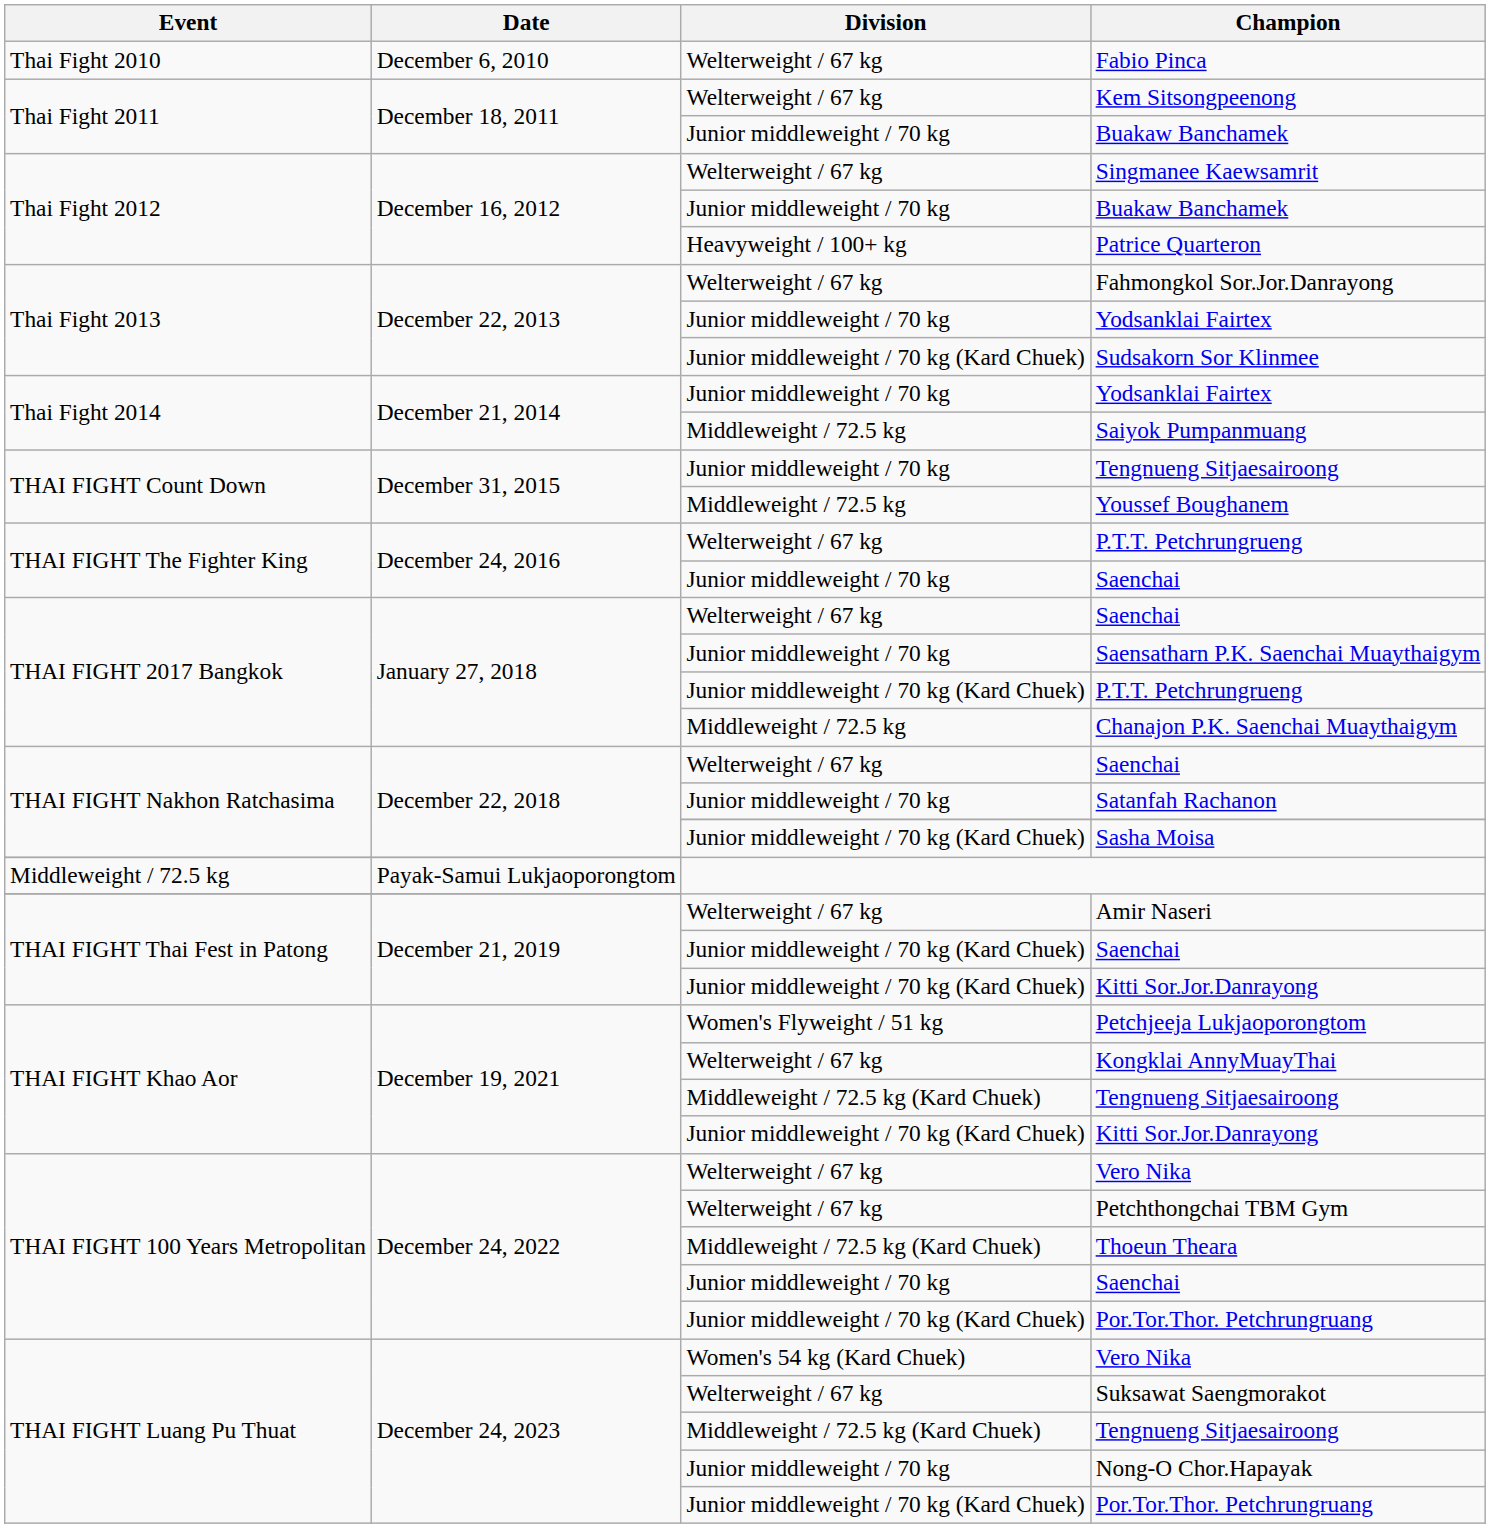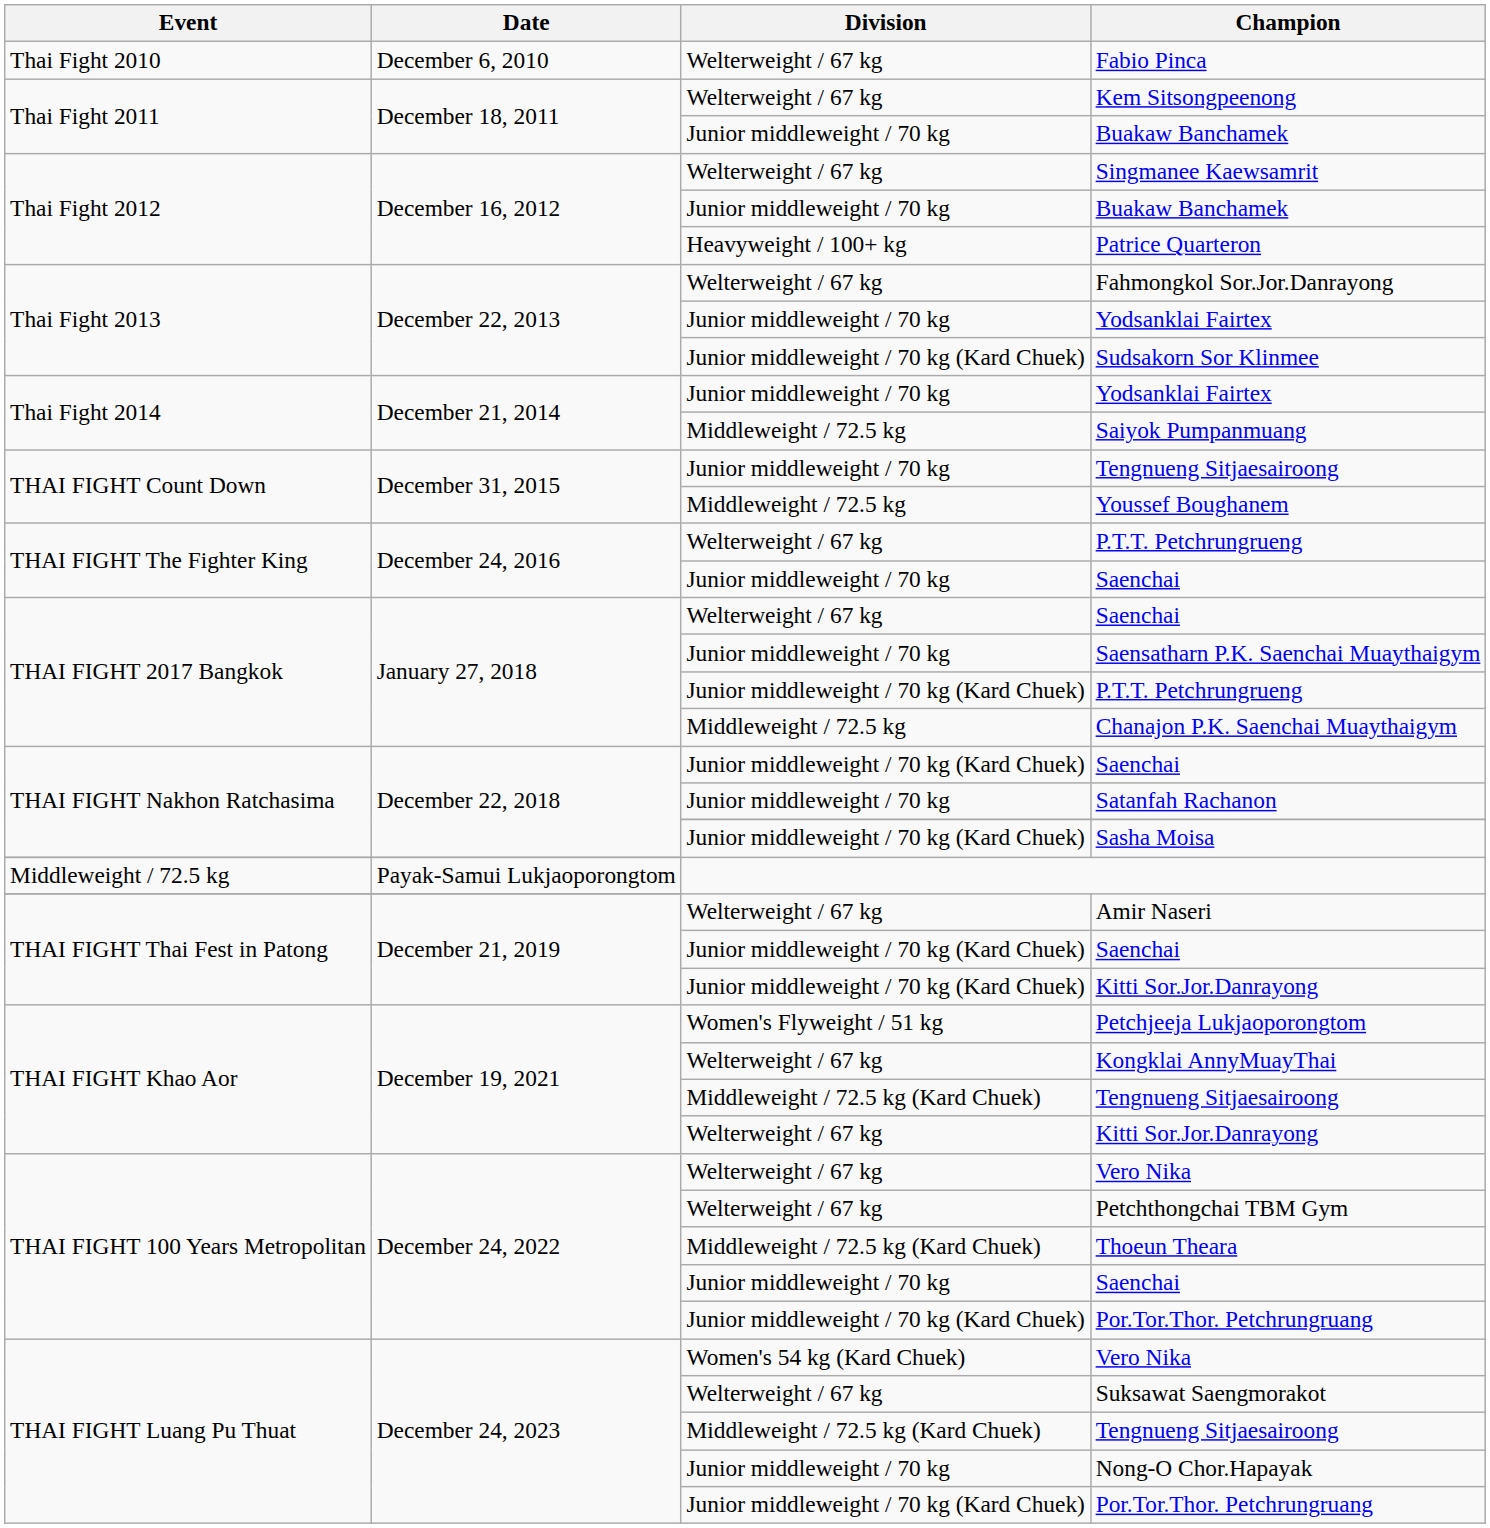(785, 763) Welterweight / 67 kg -> (886, 763) Junior middleweight / 70 kg (Kard Chuek)
(886, 1134) Junior middleweight / 70 kg (Kard Chuek) -> (785, 1134) Welterweight / 67 kg
